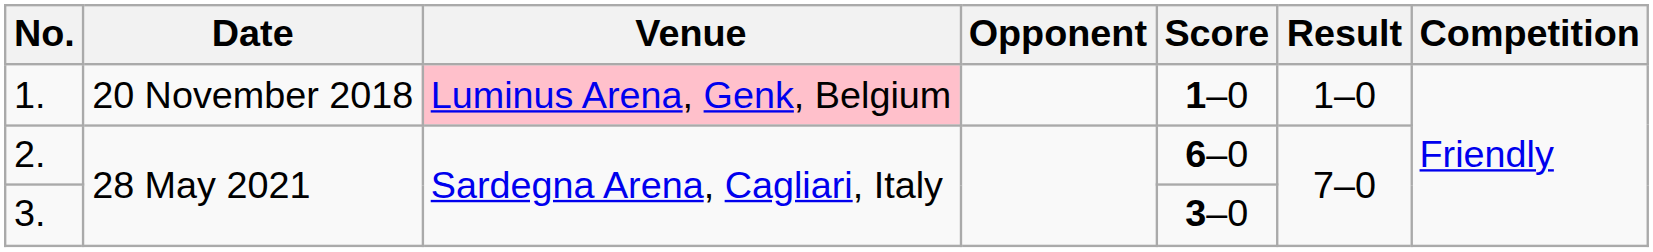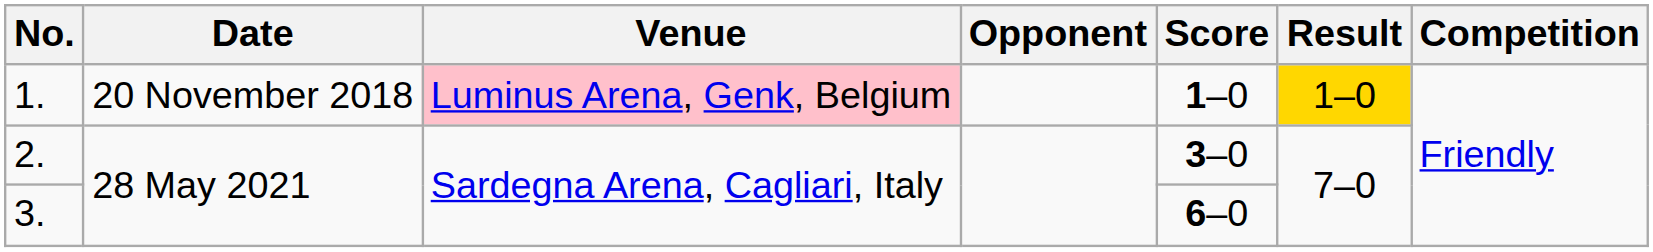(1344, 94) no background -> (1344, 94) gold background
(1217, 154) 6–0 -> (1217, 154) 3–0
(1217, 214) 3–0 -> (1217, 214) 6–0
